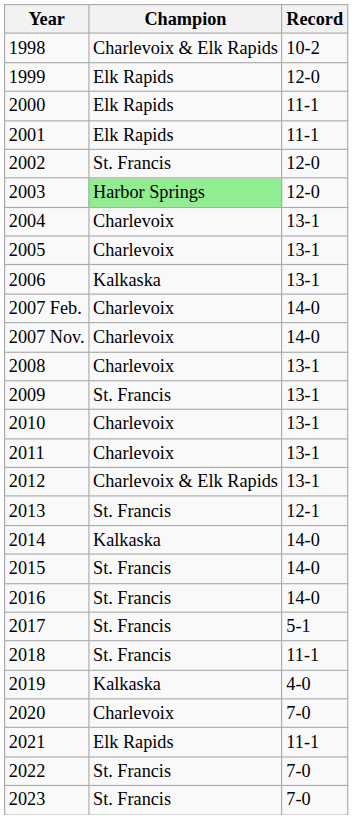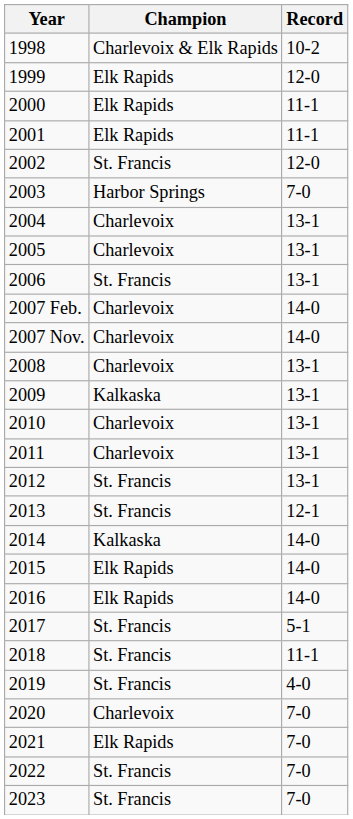(149, 192) lightgreen background -> (149, 192) no background
(303, 192) 12-0 -> (298, 192) 7-0
(127, 279) Kalkaska -> (132, 279) St. Francis
(132, 395) St. Francis -> (127, 395) Kalkaska
(185, 481) Charlevoix & Elk Rapids -> (132, 481) St. Francis
(132, 568) St. Francis -> (133, 568) Elk Rapids
(132, 597) St. Francis -> (133, 597) Elk Rapids
(127, 684) Kalkaska -> (132, 684) St. Francis
(303, 742) 11-1 -> (298, 742) 7-0
